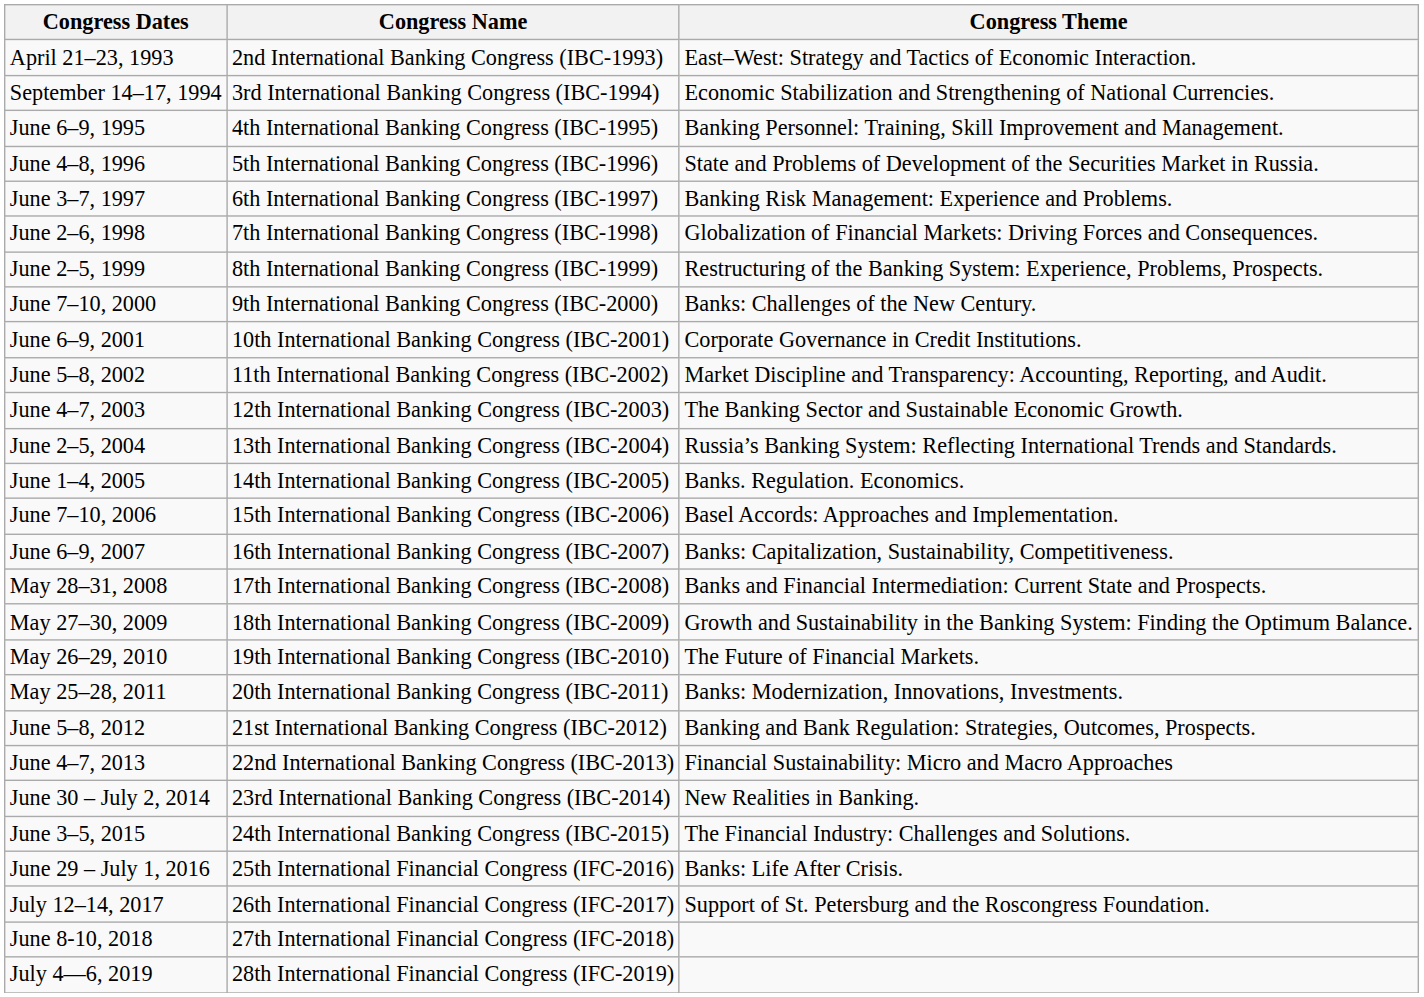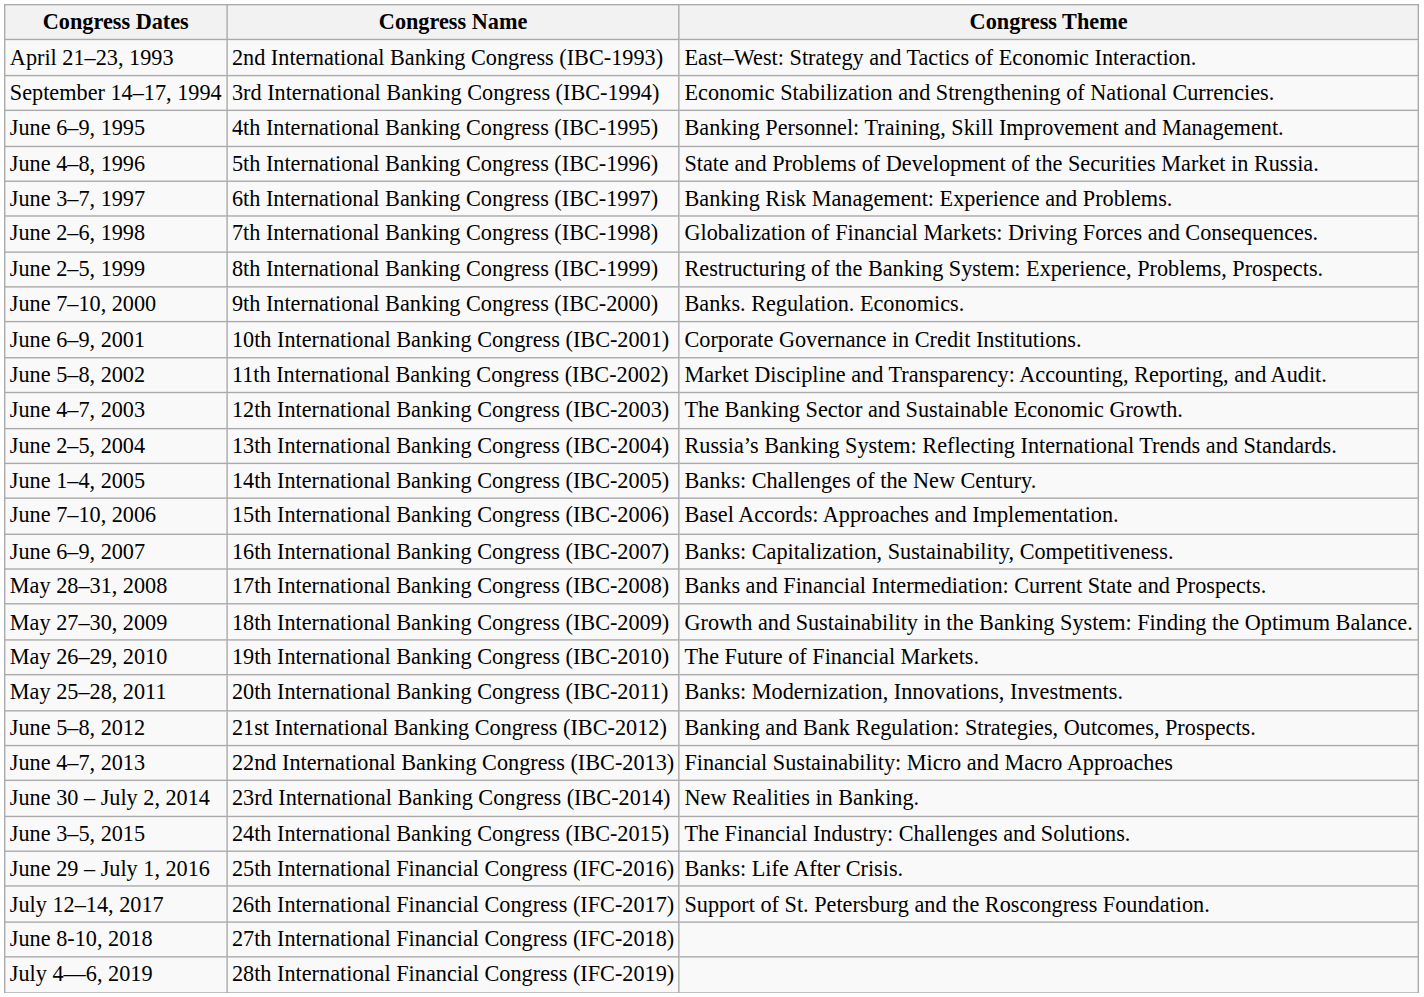(860, 304) Banks: Challenges of the New Century. -> (824, 304) Banks. Regulation. Economics.
(824, 480) Banks. Regulation. Economics. -> (860, 480) Banks: Challenges of the New Century.
